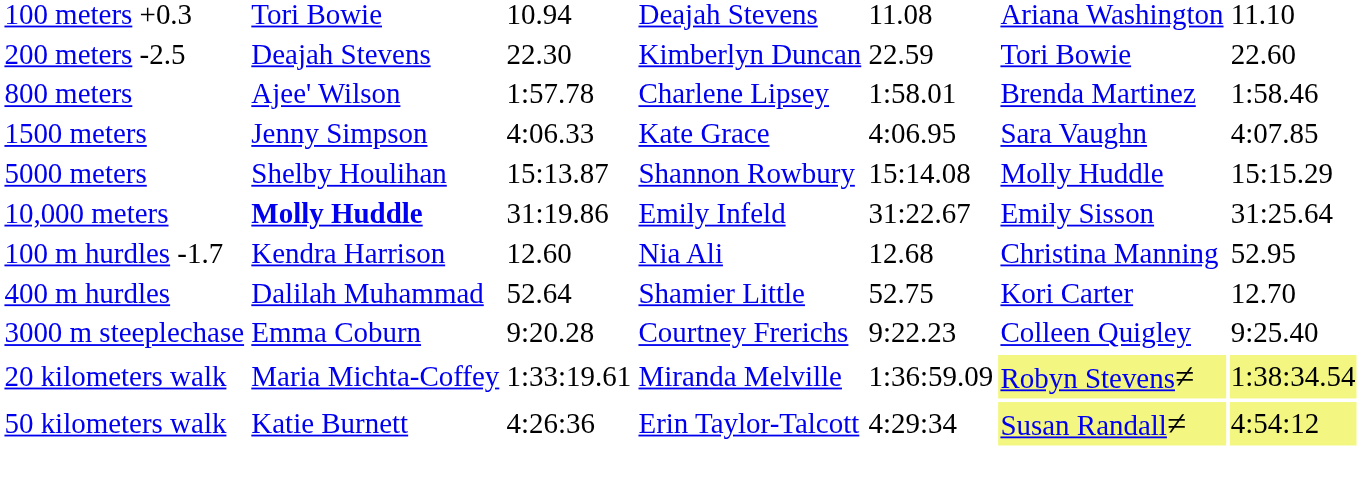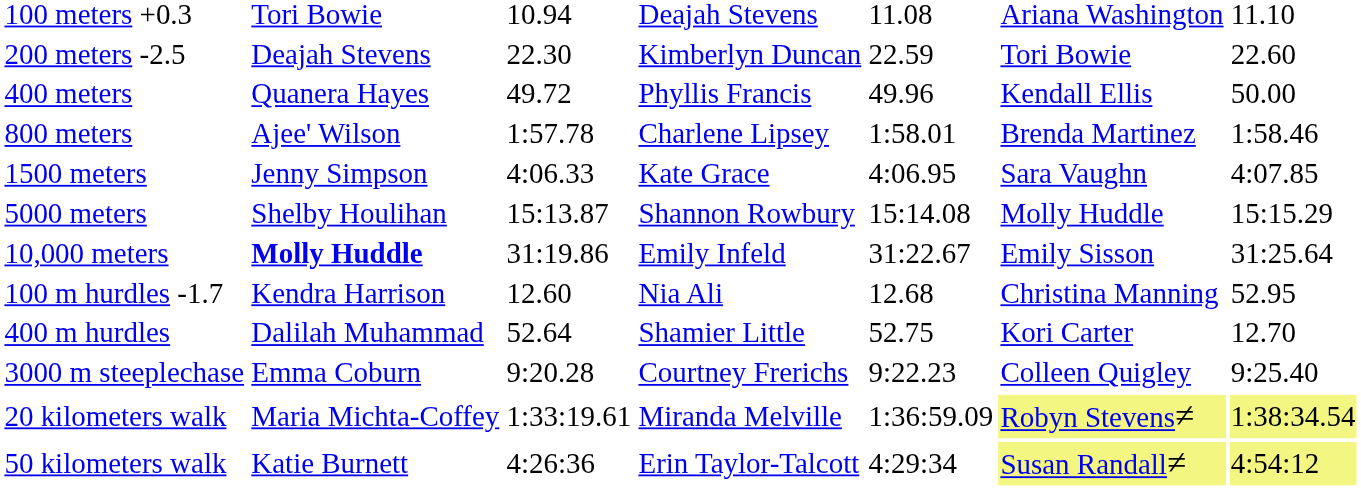+ row: (68, 93)
